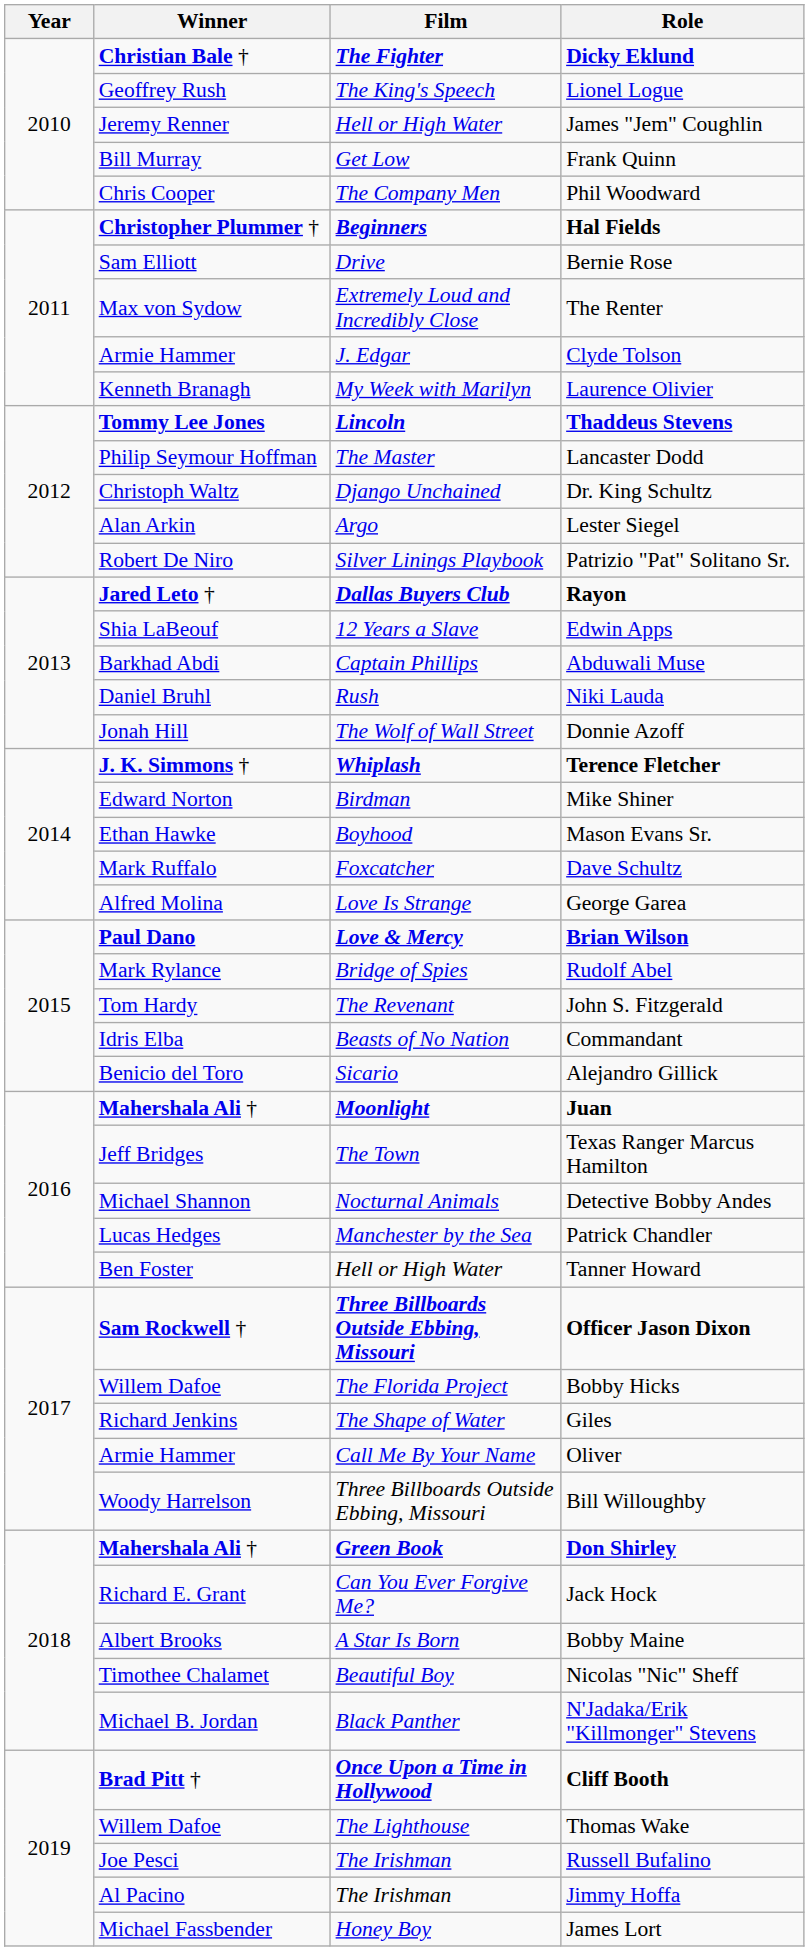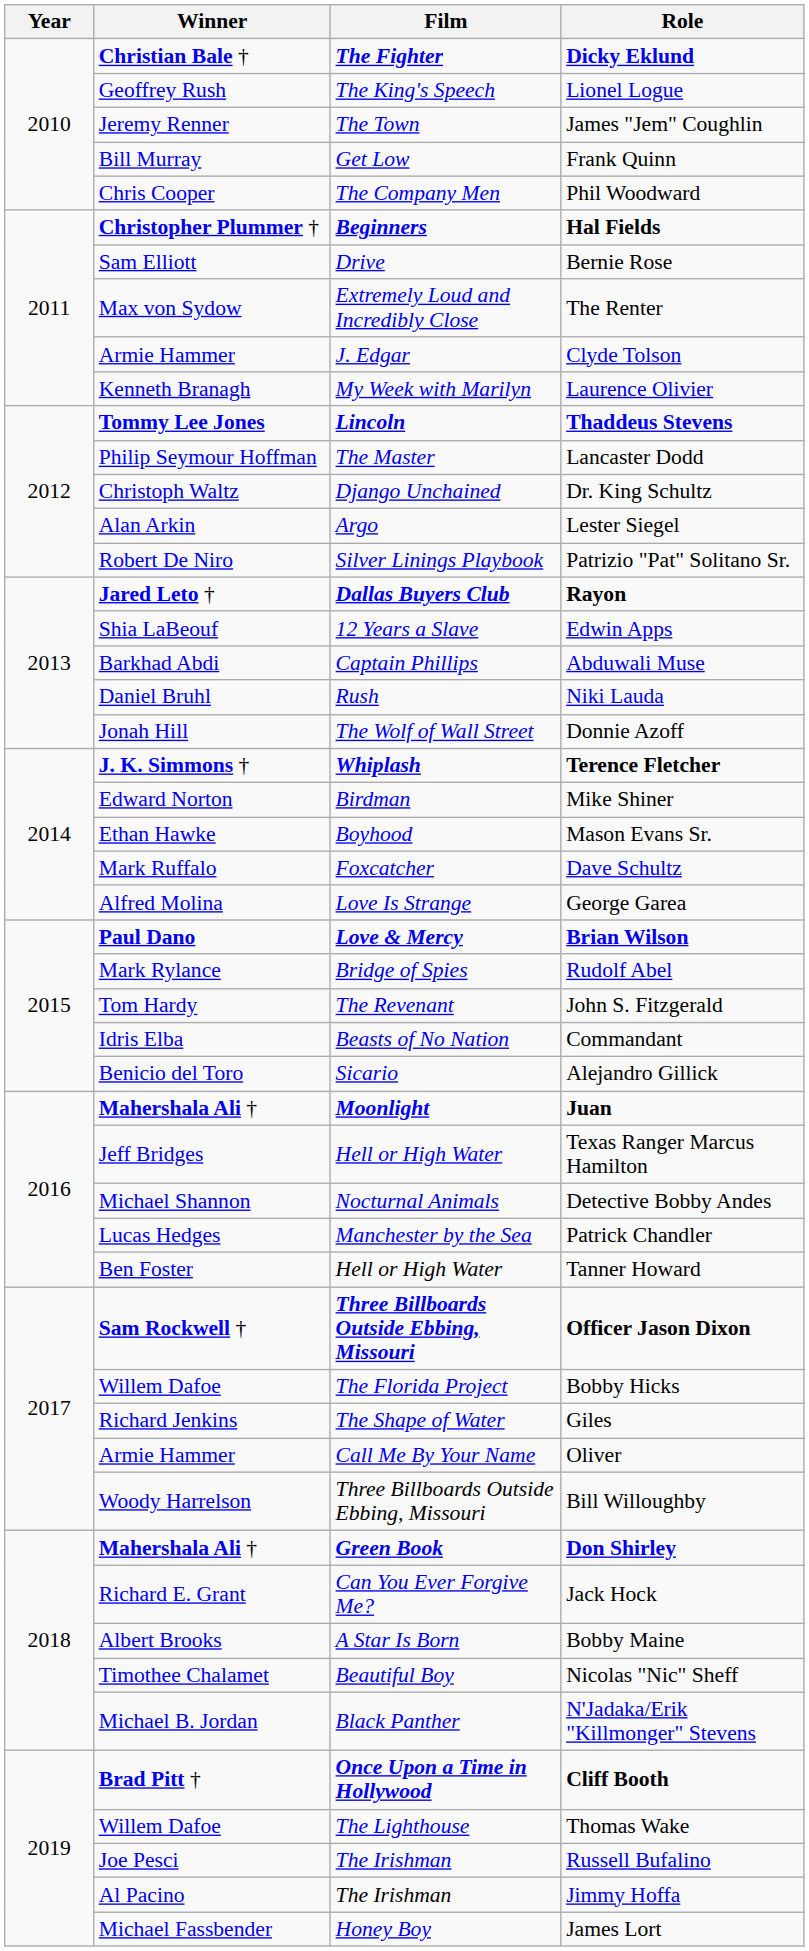(419, 124) Hell or High Water -> (378, 124) The Town
(378, 1154) The Town -> (419, 1154) Hell or High Water
